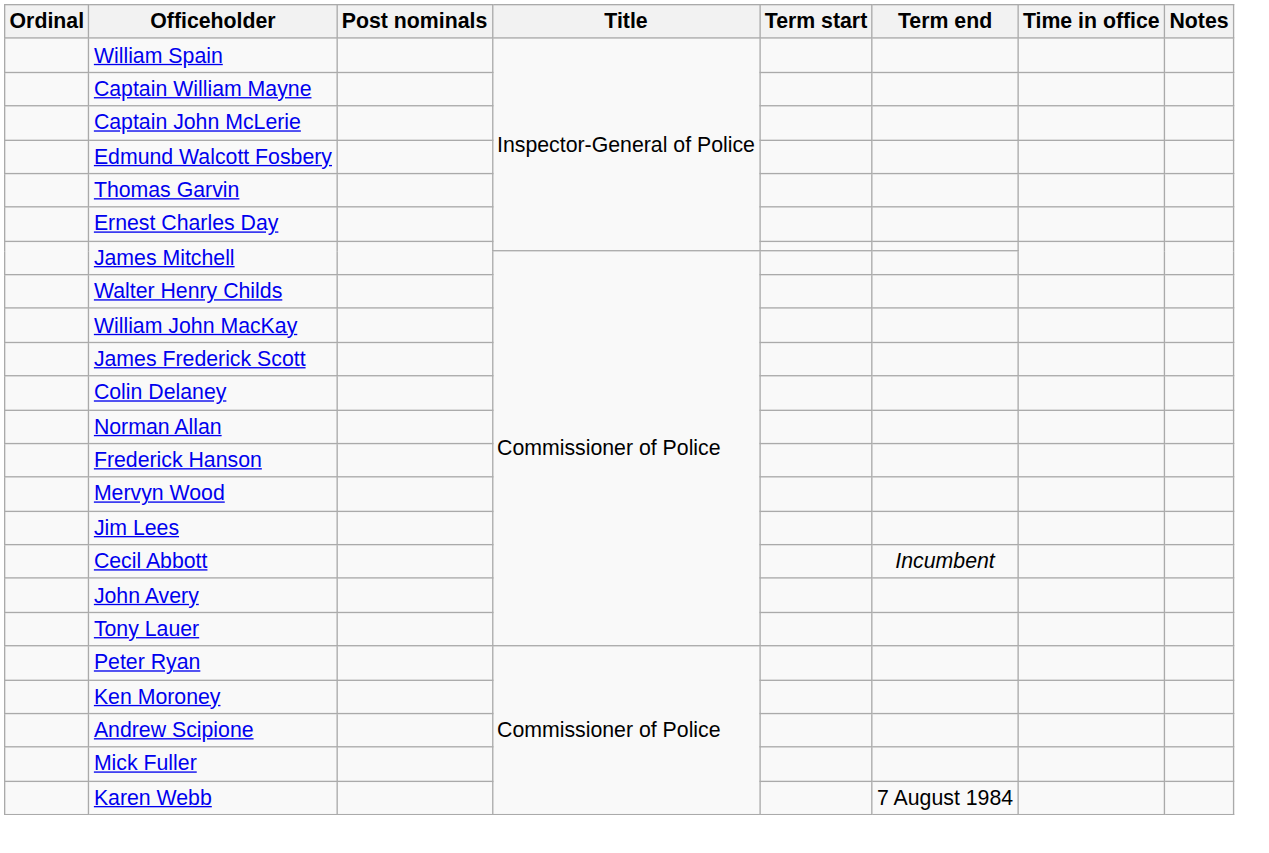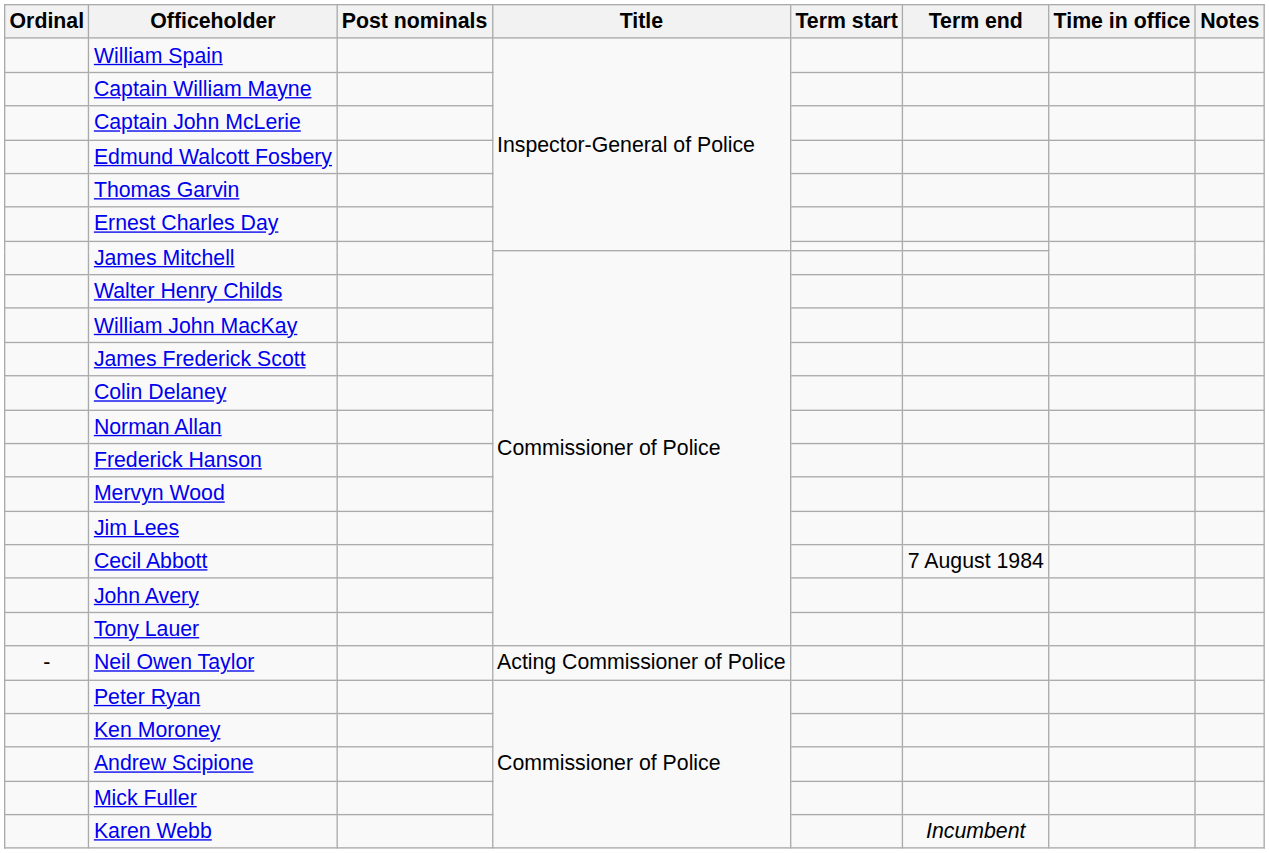(945, 561) Incumbent -> (976, 561) 7 August 1984
+ row: (174, 662)
(945, 797) 7 August 1984 -> (976, 831) Incumbent
